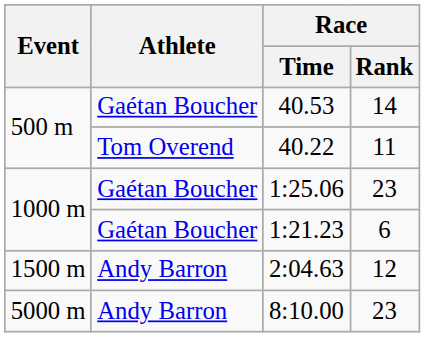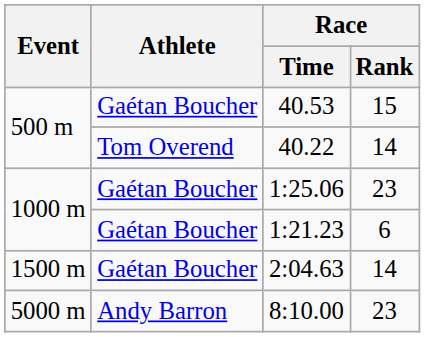(384, 107) 14 -> (384, 107) 15
(384, 147) 11 -> (384, 147) 14
(162, 270) Andy Barron -> (177, 270) Gaétan Boucher
(384, 270) 12 -> (384, 270) 14
